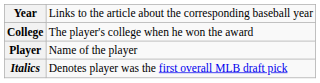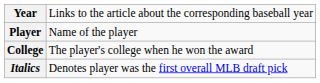rows swapped: (25, 50) <-> (25, 31)
